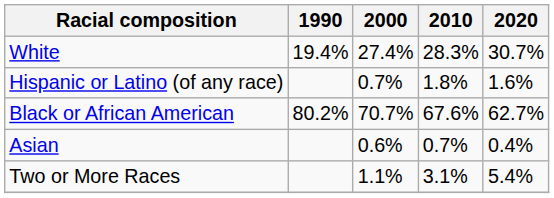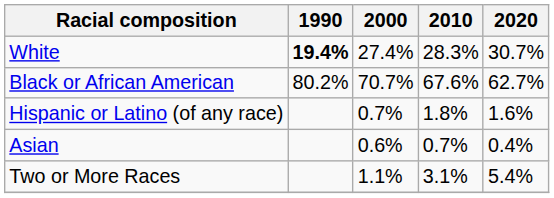(320, 52) normal -> (320, 52) bold
rows swapped: (122, 114) <-> (146, 83)
